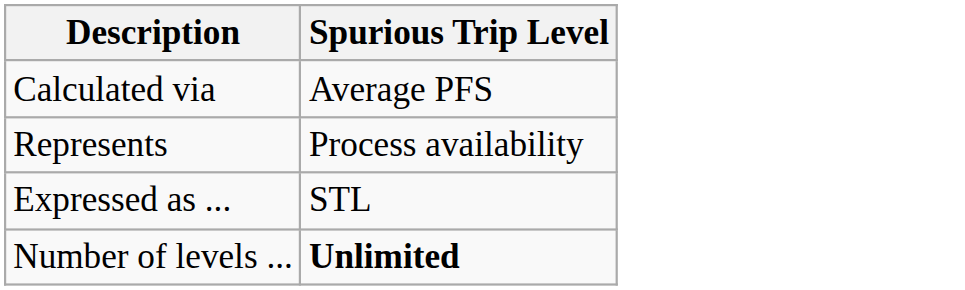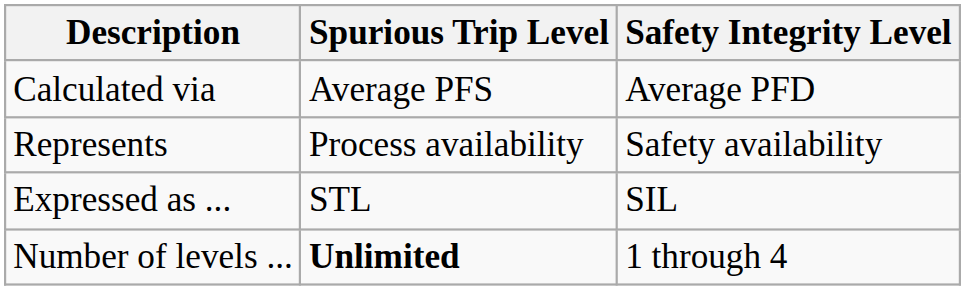+ column: (788, 32)
